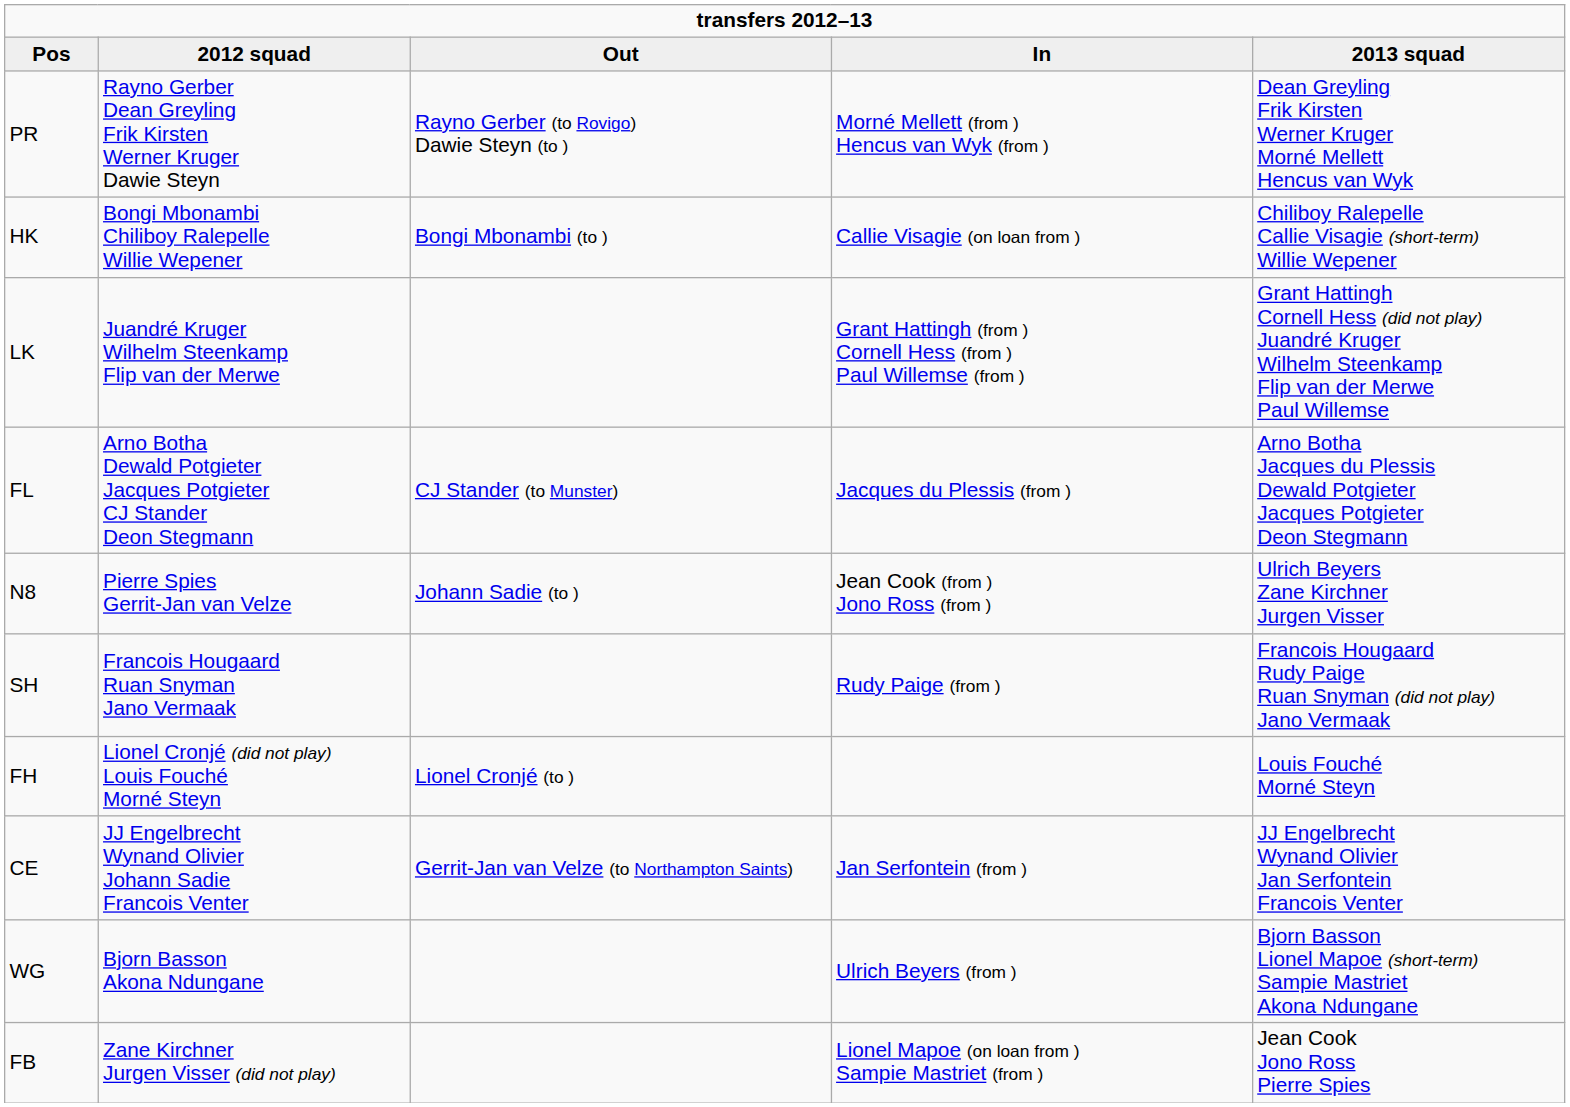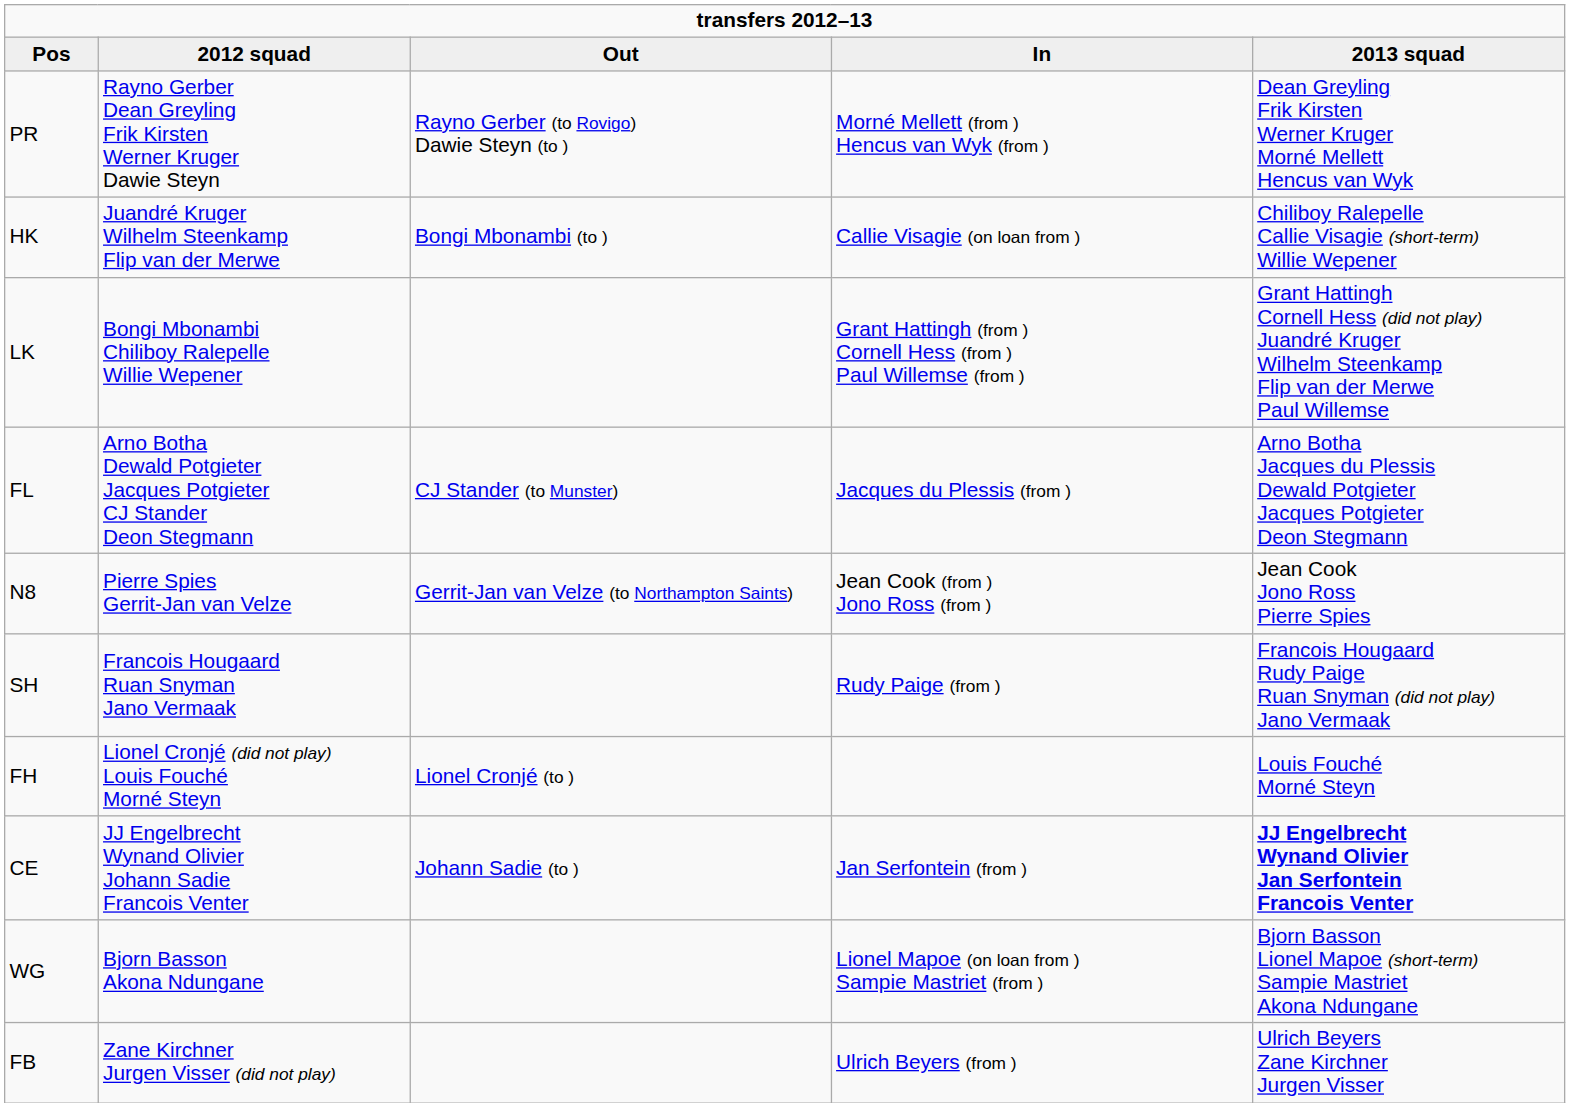(186, 236) Bongi Mbonambi Chiliboy Ralepelle Willie Wepener -> (196, 236) Juandré Kruger Wilhelm Steenkamp Flip van der Merwe
(196, 351) Juandré Kruger Wilhelm Steenkamp Flip van der Merwe -> (186, 351) Bongi Mbonambi Chiliboy Ralepelle Willie Wepener
(497, 593) Johann Sadie (to ) -> (604, 593) Gerrit-Jan van Velze (to Northampton Saints)
(1323, 593) Ulrich Beyers Zane Kirchner Jurgen Visser -> (1314, 593) Jean Cook Jono Ross Pierre Spies
(604, 867) Gerrit-Jan van Velze (to Northampton Saints) -> (497, 867) Johann Sadie (to )
(1330, 867) normal -> (1335, 867) bold
(926, 970) Ulrich Beyers (from ) -> (958, 970) Lionel Mapoe (on loan from ) Sampie Mastriet (from )
(958, 1062) Lionel Mapoe (on loan from ) Sampie Mastriet (from ) -> (926, 1062) Ulrich Beyers (from )
(1314, 1062) Jean Cook Jono Ross Pierre Spies -> (1323, 1062) Ulrich Beyers Zane Kirchner Jurgen Visser
